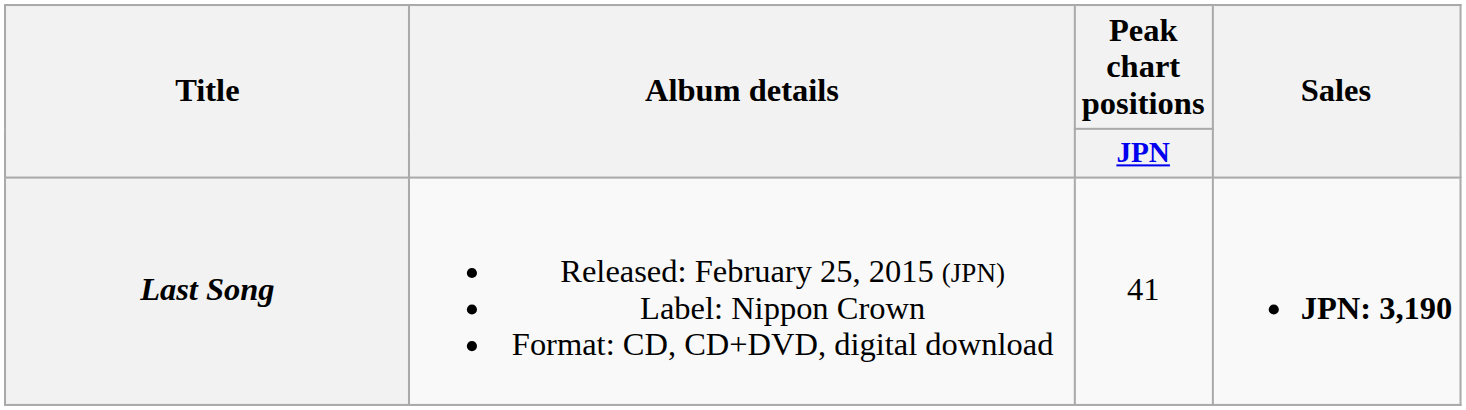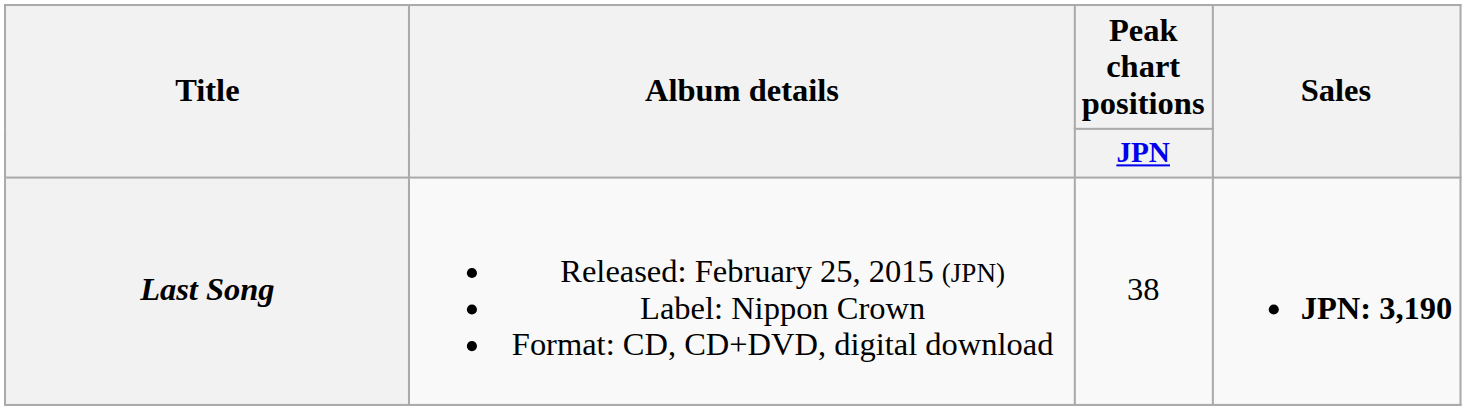(1143, 290) 41 -> (1143, 290) 38
